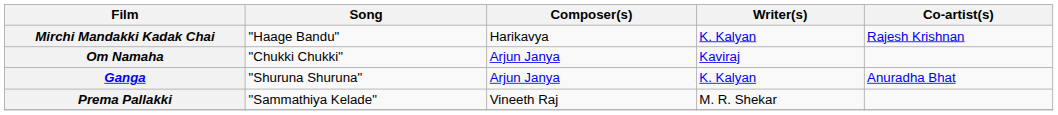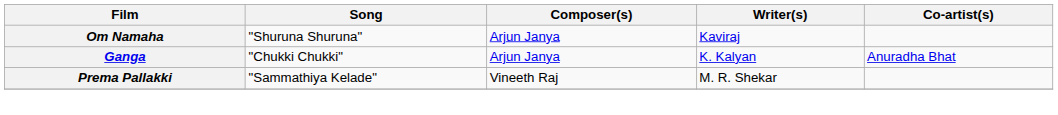- row: (125, 36)
(296, 57) "Chukki Chukki" -> (305, 36) "Shuruna Shuruna"
(305, 78) "Shuruna Shuruna" -> (296, 57) "Chukki Chukki"
